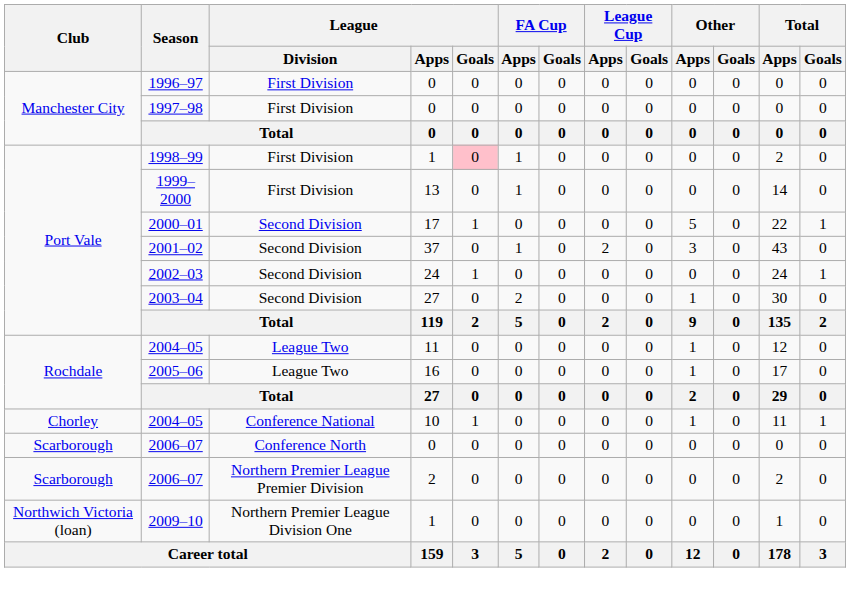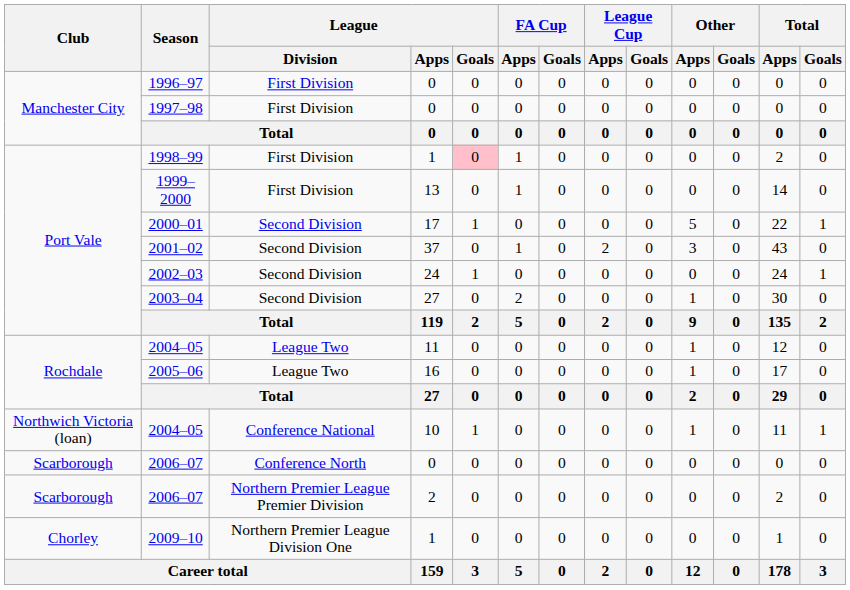(73, 420) Chorley -> (73, 429) Northwich Victoria (loan)
(73, 520) Northwich Victoria (loan) -> (73, 538) Chorley
